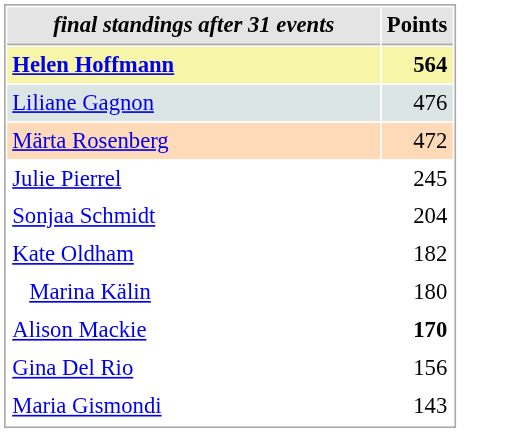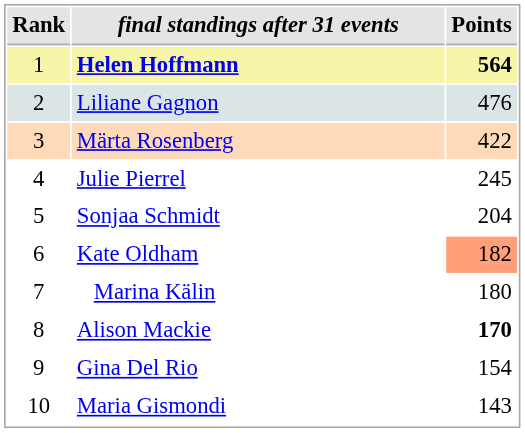+ column: (39, 25)
(430, 140) 472 -> (495, 140) 422
(430, 254) no background -> (495, 254) lightsalmon background
(430, 368) 156 -> (495, 368) 154
